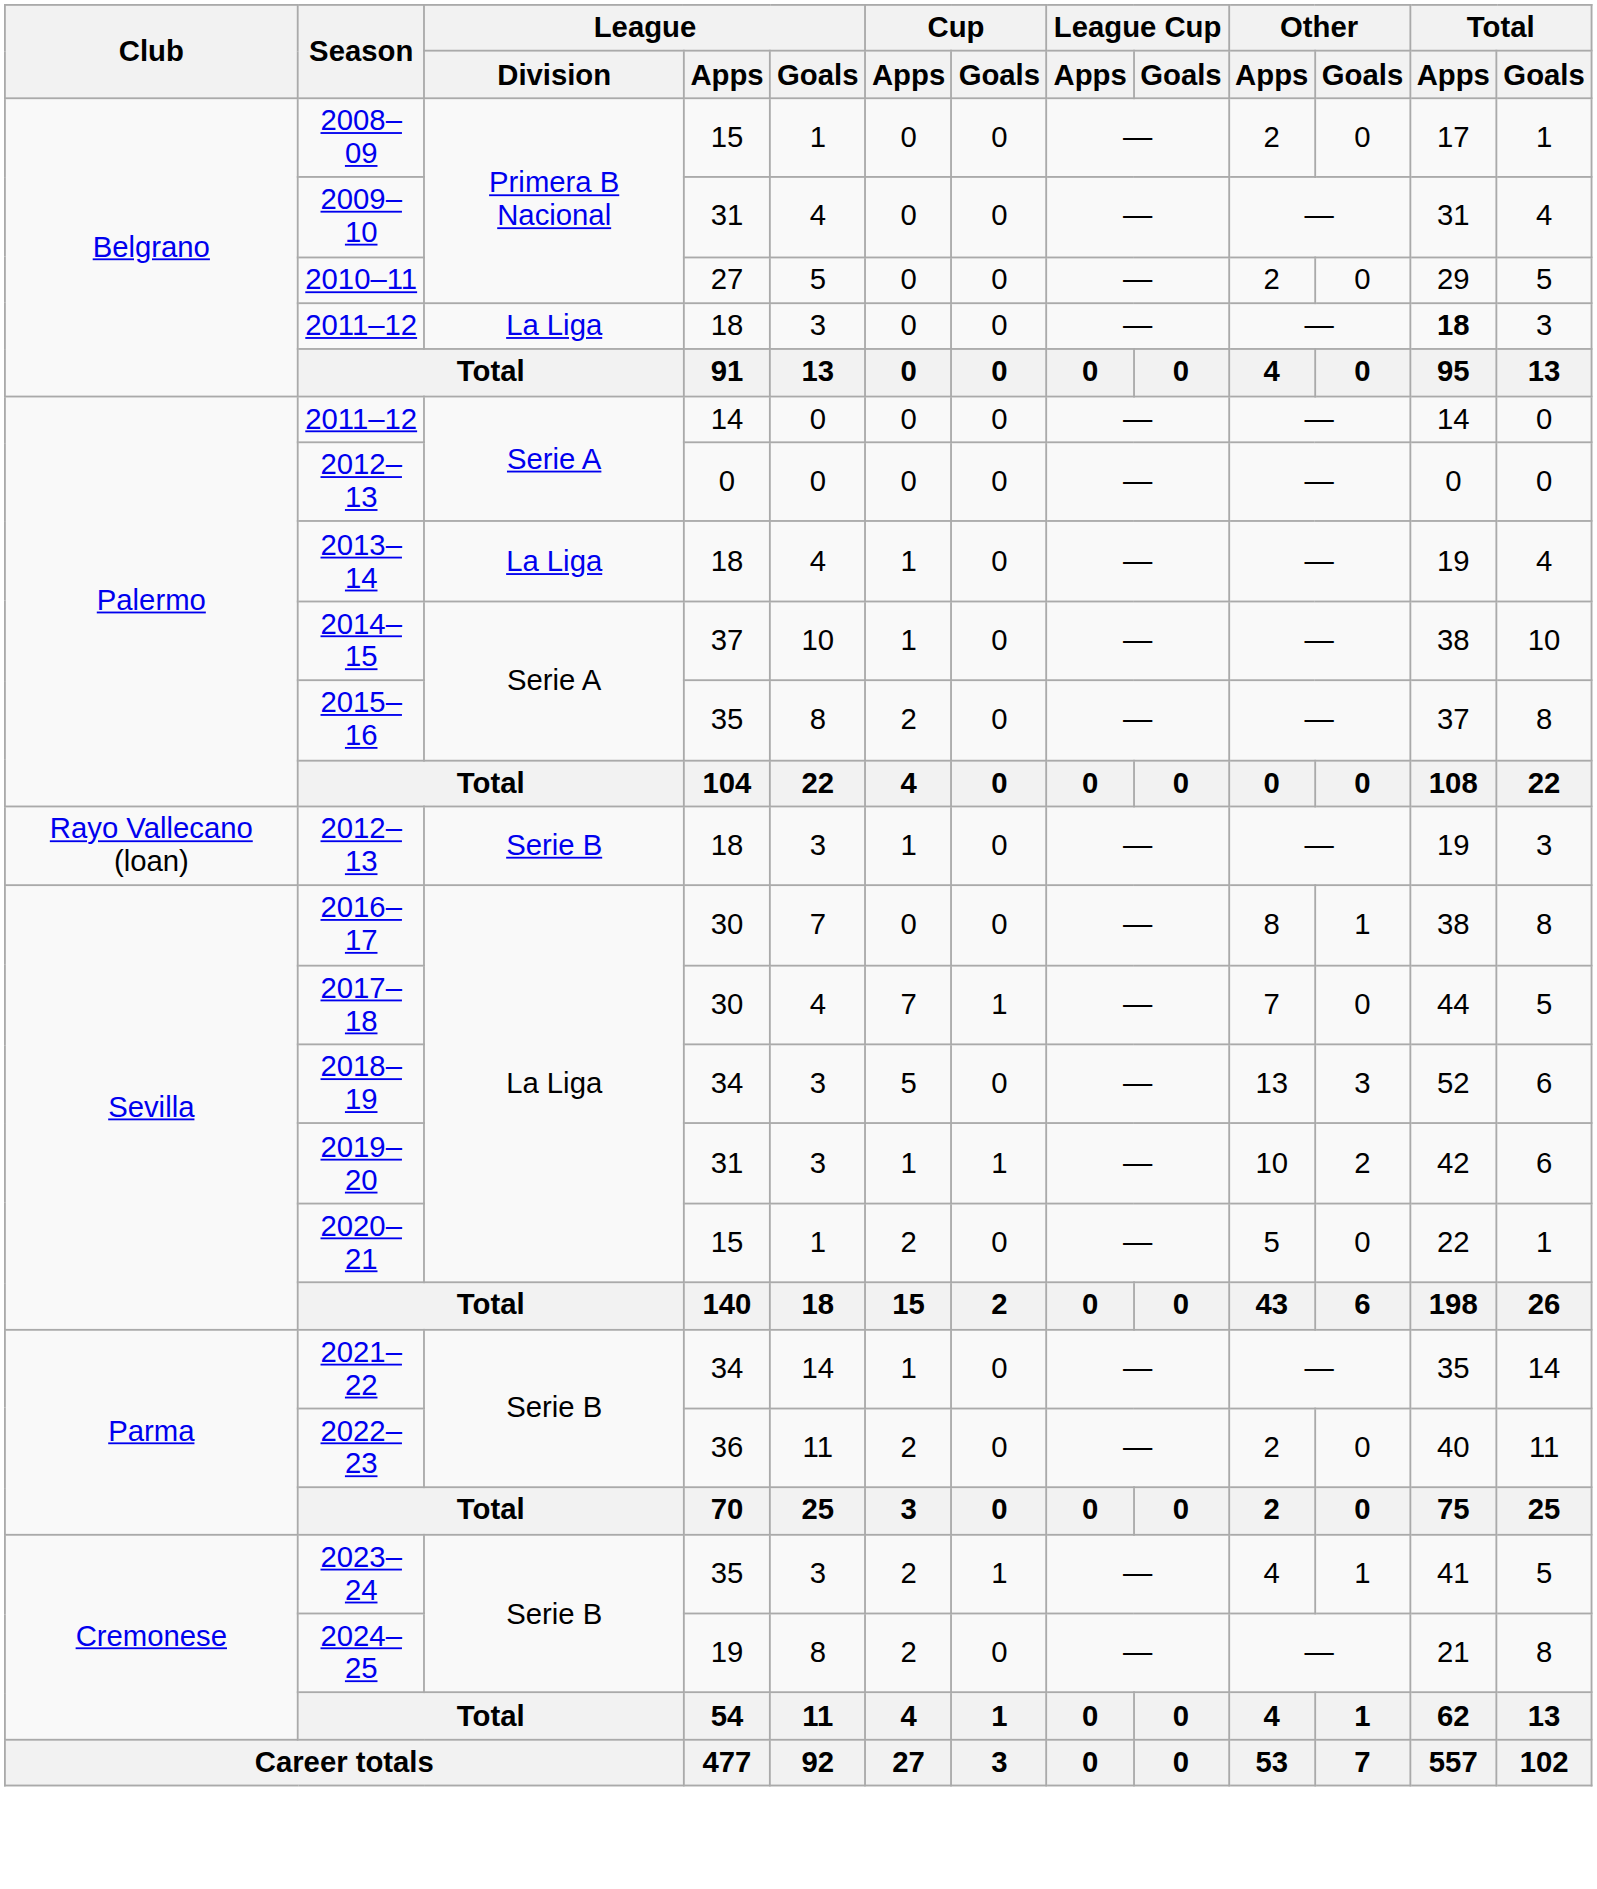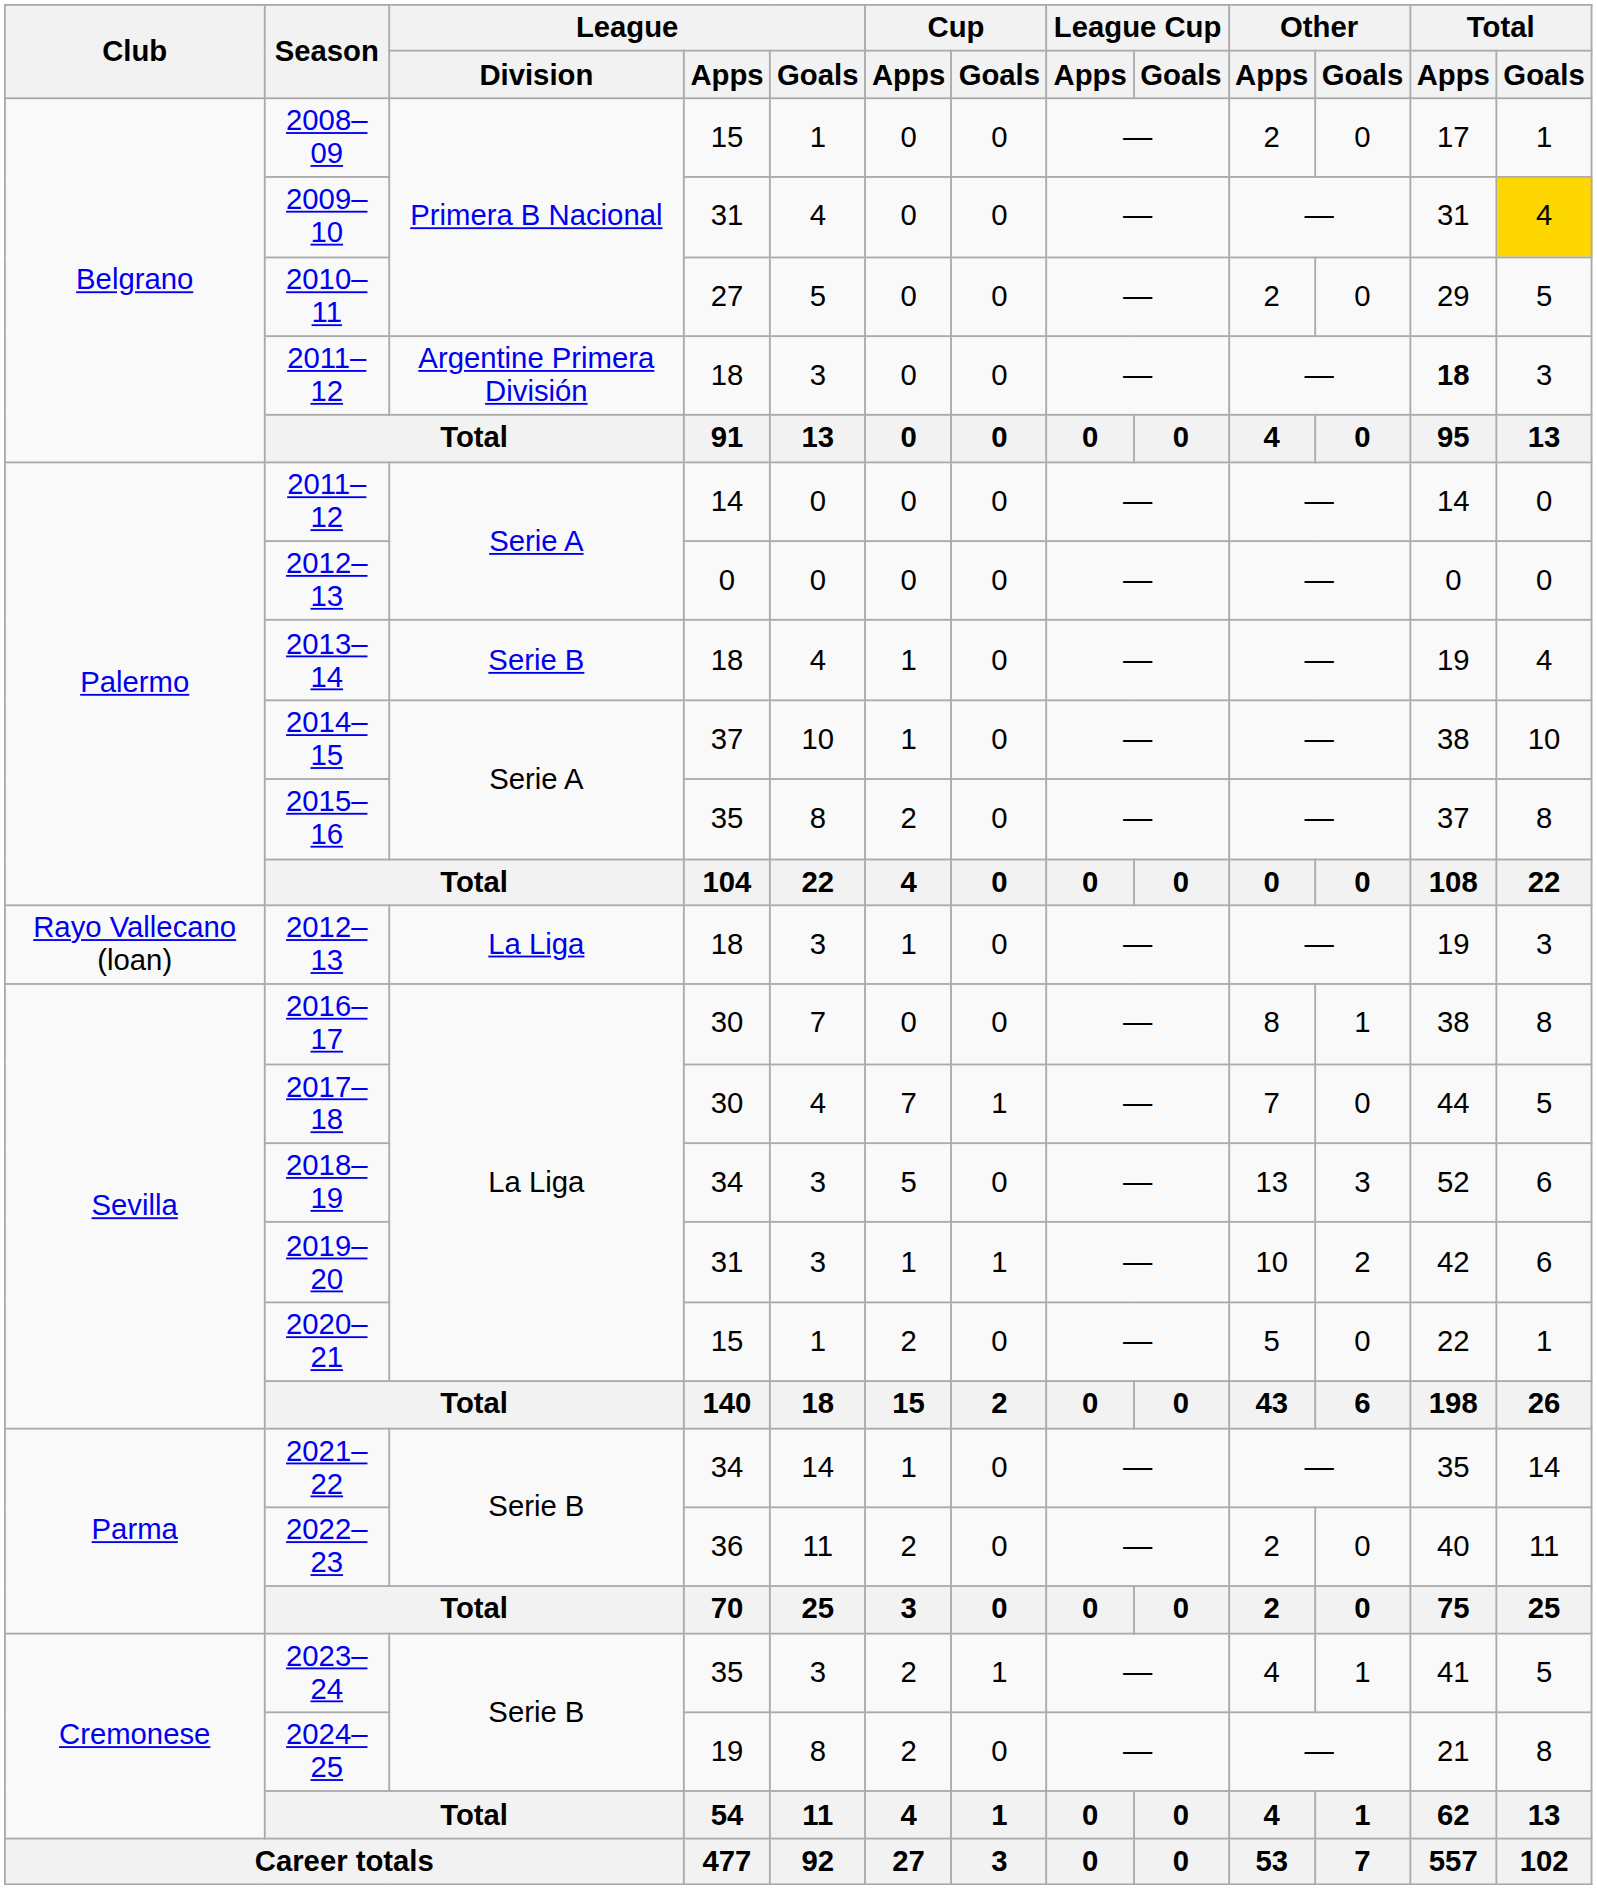(1544, 216) no background -> (1544, 216) gold background
(554, 325) La Liga -> (536, 375) Argentine Primera División
(554, 560) La Liga -> (536, 659) Serie B
(554, 845) Serie B -> (536, 944) La Liga
